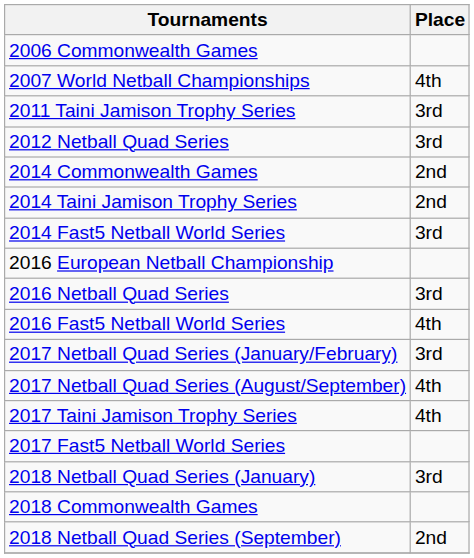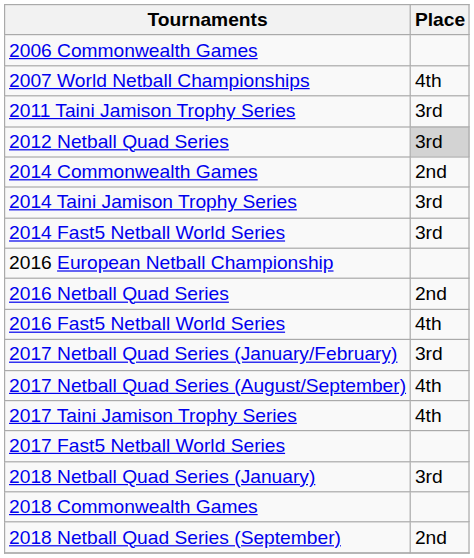(429, 141) no background -> (429, 141) lightgrey background
(431, 202) 2nd -> (429, 202) 3rd
(429, 293) 3rd -> (431, 293) 2nd
